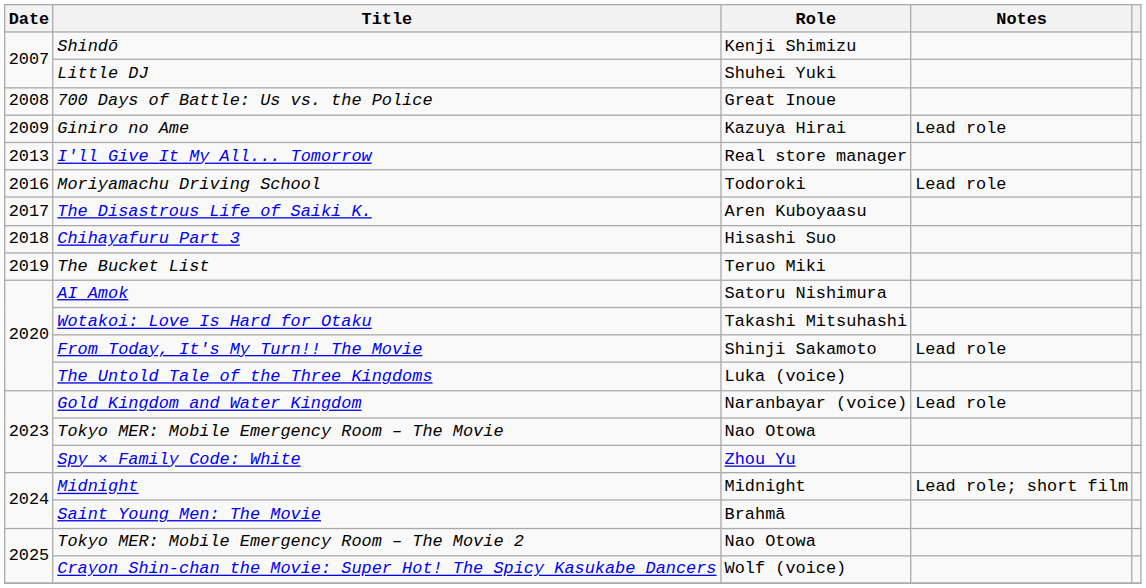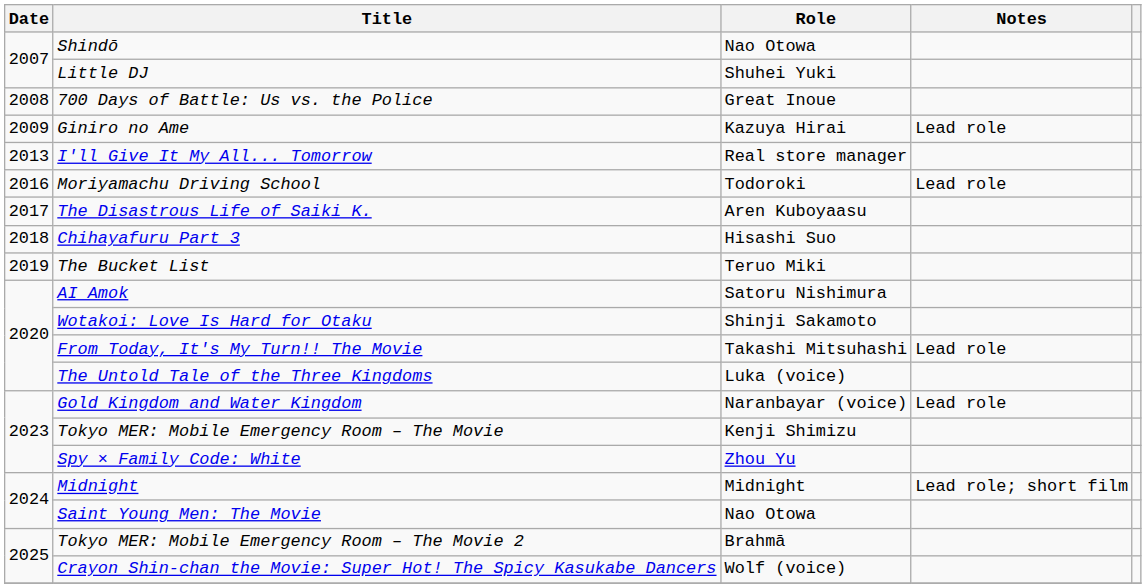(790, 46) Kenji Shimizu -> (770, 46) Nao Otowa
(816, 321) Takashi Mitsuhashi -> (801, 321) Shinji Sakamoto
(801, 349) Shinji Sakamoto -> (816, 349) Takashi Mitsuhashi
(770, 432) Nao Otowa -> (790, 432) Kenji Shimizu
(755, 514) Brahmā -> (770, 514) Nao Otowa
(770, 542) Nao Otowa -> (755, 542) Brahmā
